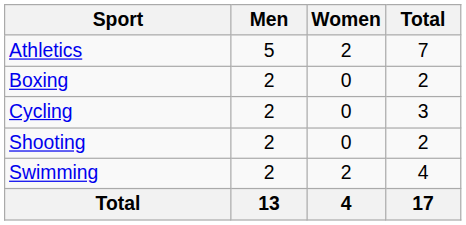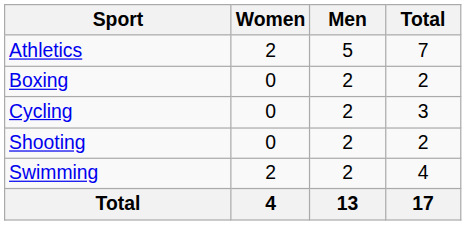columns swapped: (269, 19) <-> (346, 19)
